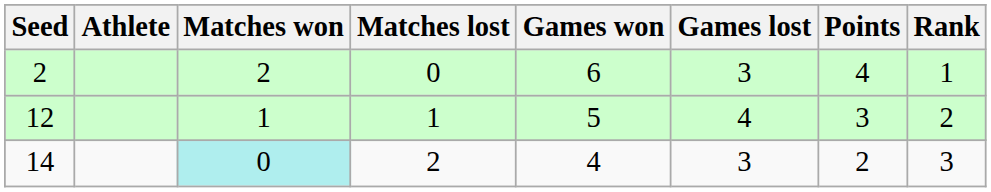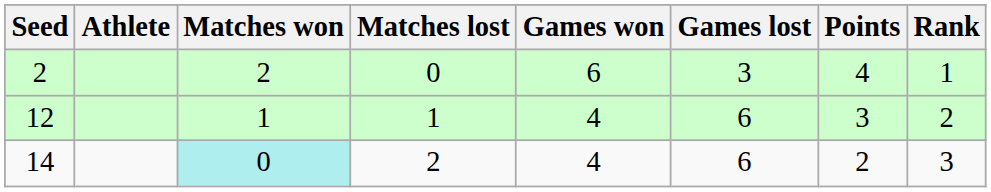(594, 117) 5 -> (594, 117) 4
(744, 117) 4 -> (744, 117) 6
(744, 162) 3 -> (744, 162) 6
